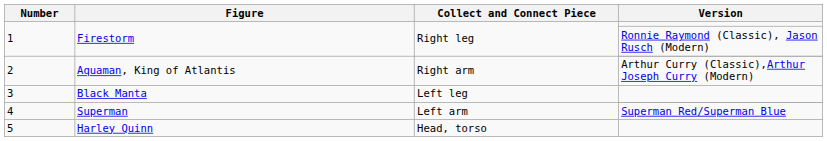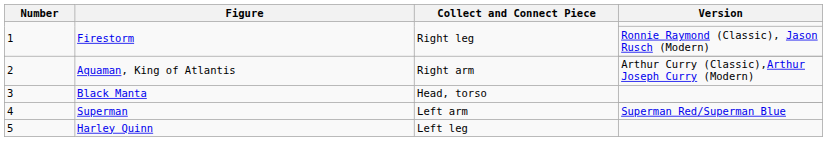(442, 94) Left leg -> (452, 94) Head, torso
(452, 128) Head, torso -> (442, 128) Left leg
